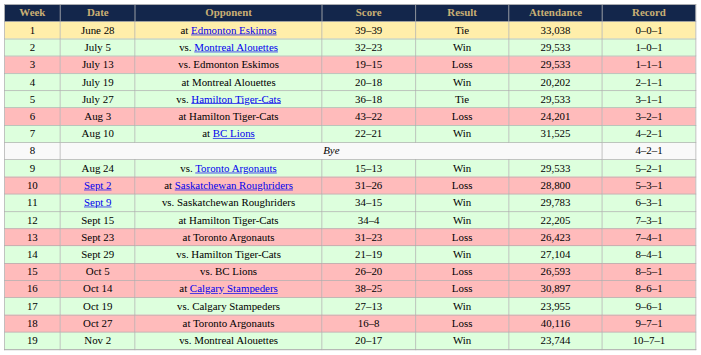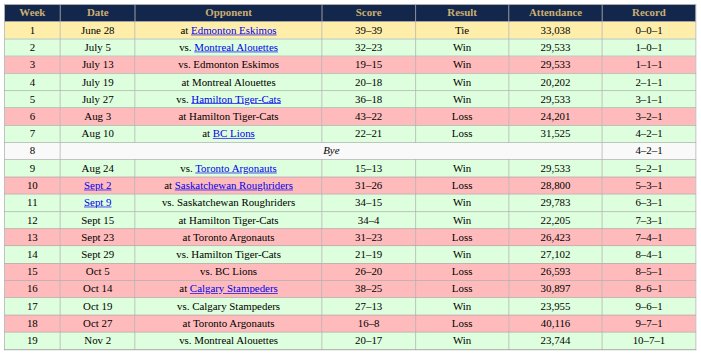(462, 64) Loss -> (462, 64) Win
(462, 99) Tie -> (462, 99) Win
(462, 133) Win -> (462, 133) Loss
(556, 254) 27,104 -> (556, 254) 27,102
